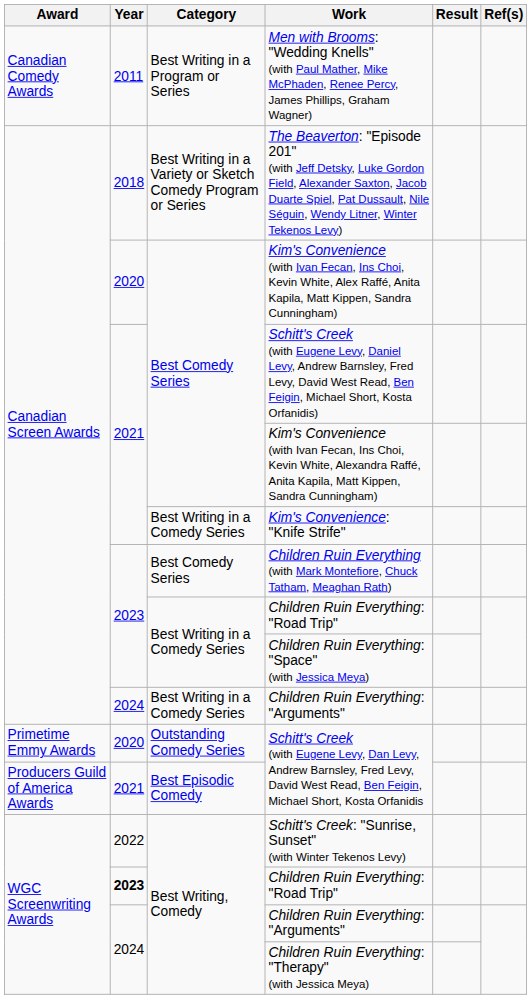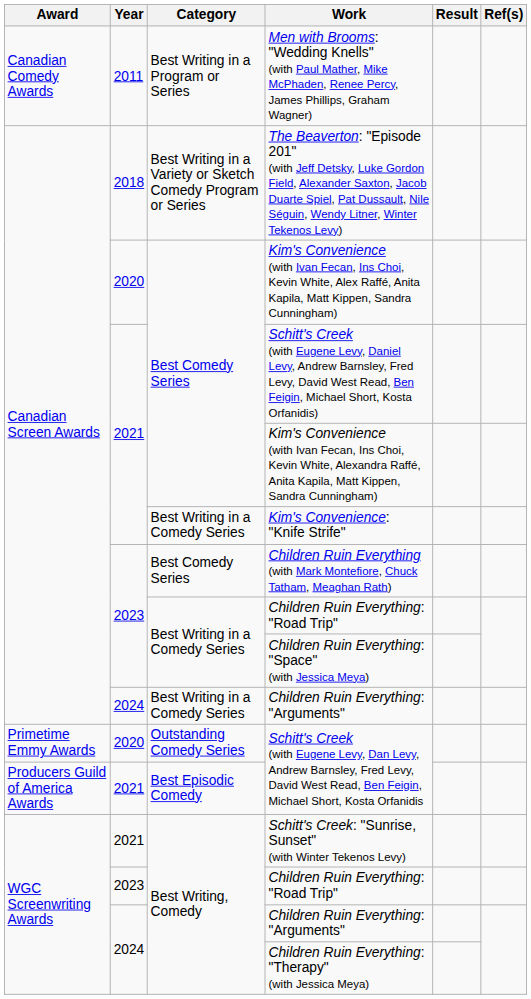(129, 840) 2022 -> (129, 840) 2021
(129, 885) bold -> (129, 885) normal
